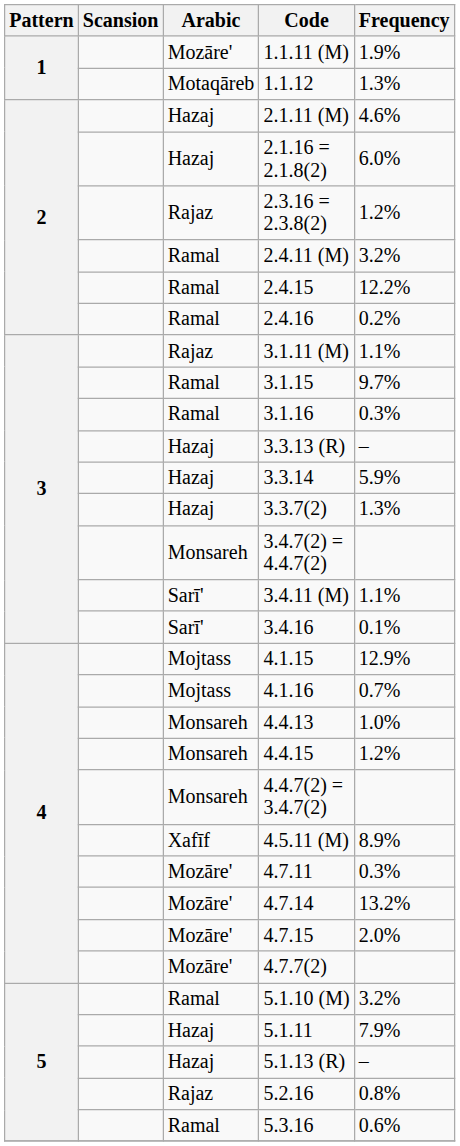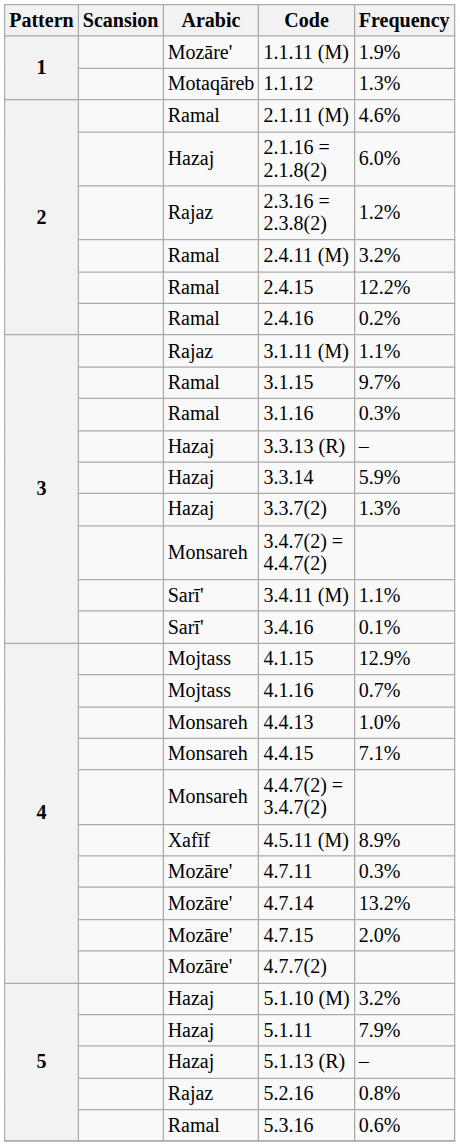(191, 115) Hazaj -> (194, 115) Ramal
(380, 753) 1.2% -> (380, 753) 7.1%
(194, 998) Ramal -> (191, 998) Hazaj
